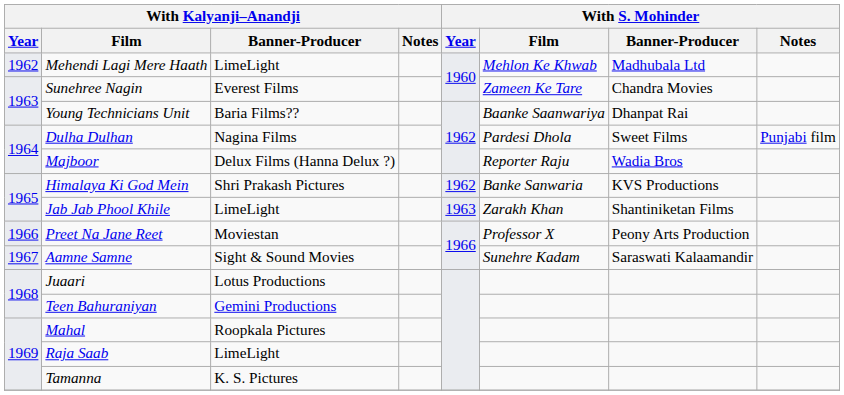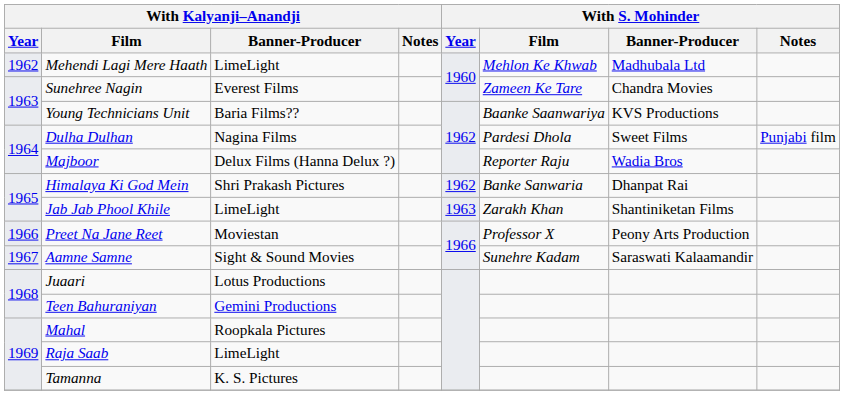(650, 112) Dhanpat Rai -> (665, 112) KVS Productions
(665, 185) KVS Productions -> (650, 185) Dhanpat Rai
